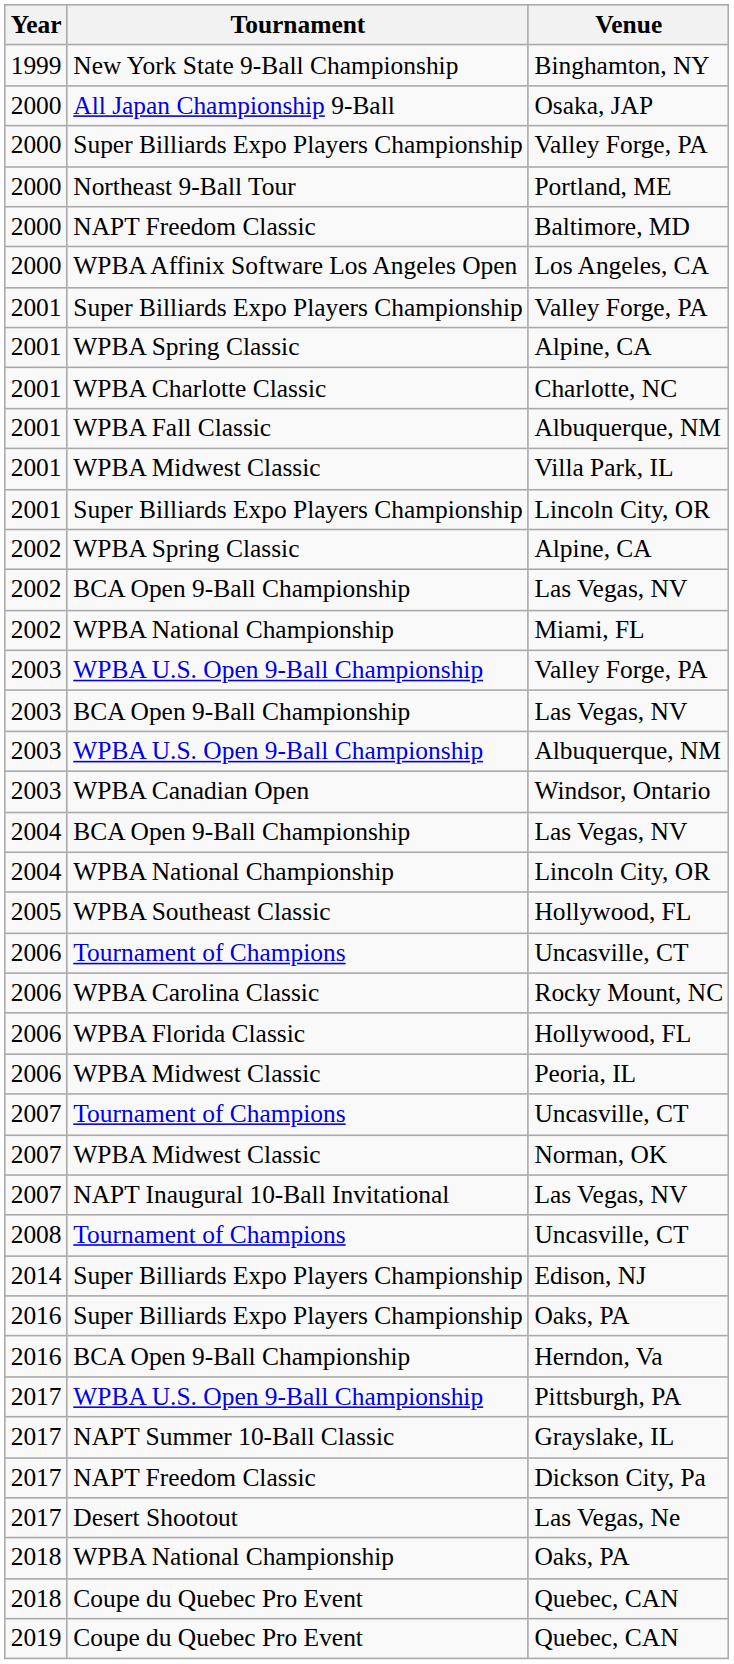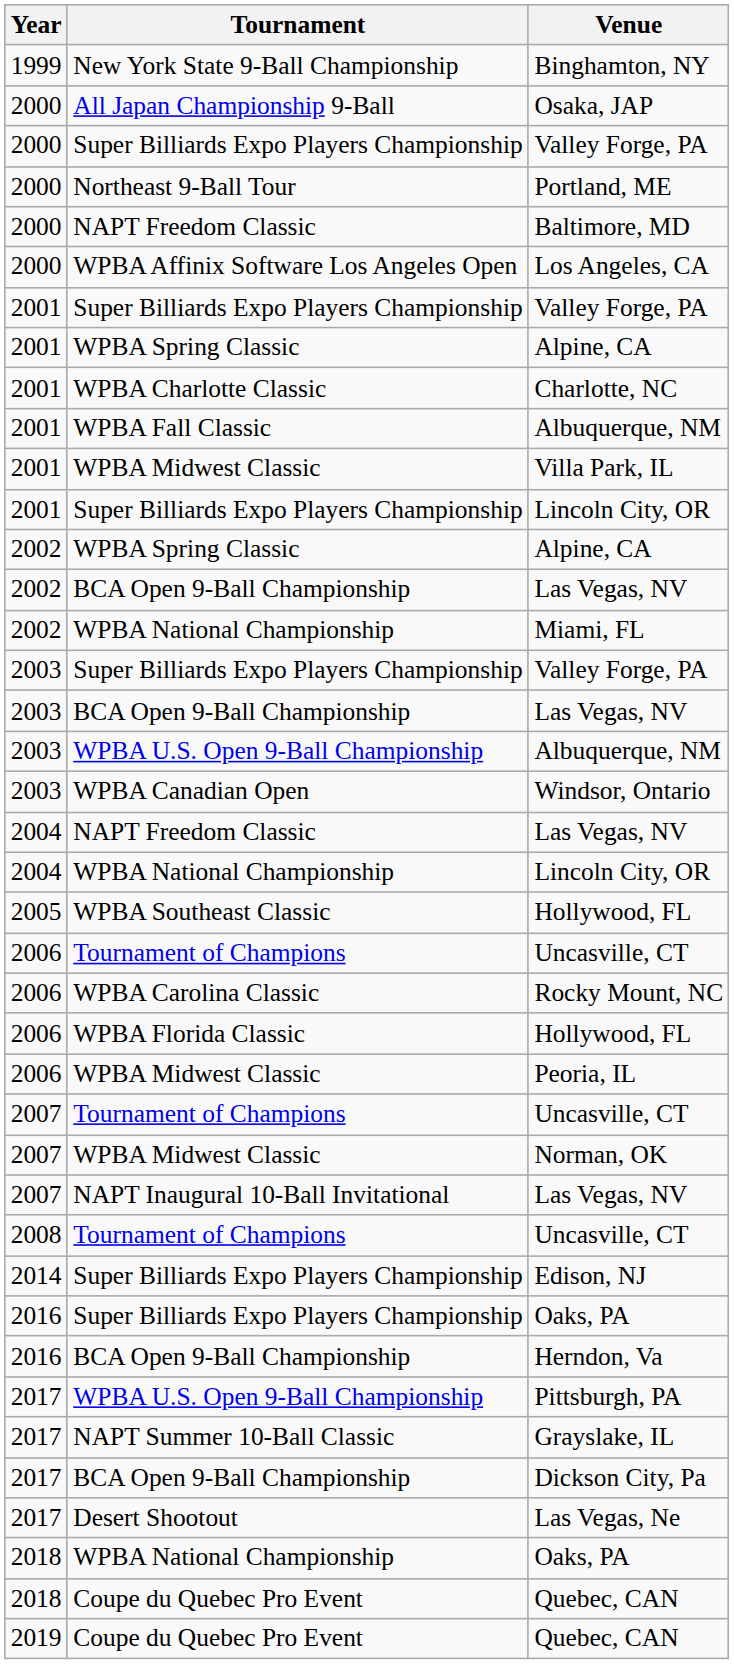(278, 670) WPBA U.S. Open 9-Ball Championship -> (298, 670) Super Billiards Expo Players Championship
(242, 831) BCA Open 9-Ball Championship -> (195, 831) NAPT Freedom Classic
(195, 1477) NAPT Freedom Classic -> (242, 1477) BCA Open 9-Ball Championship
